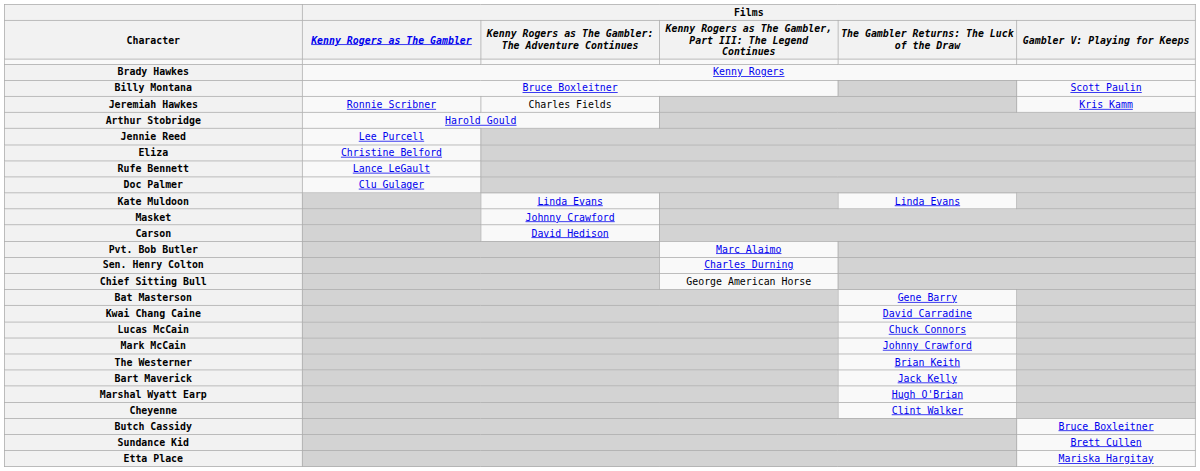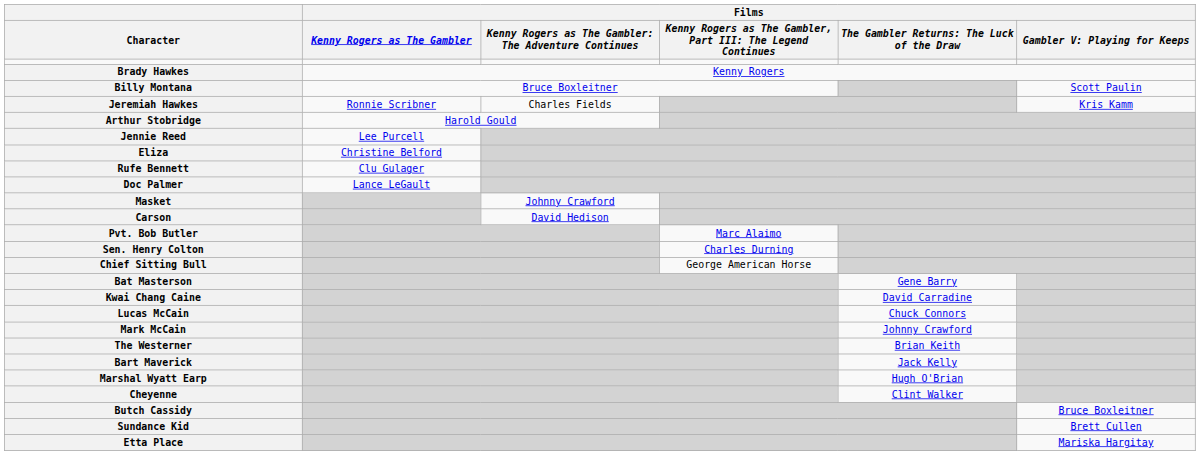(391, 169) Lance LeGault -> (391, 169) Clu Gulager
(391, 185) Clu Gulager -> (391, 185) Lance LeGault
- row: (153, 201)
